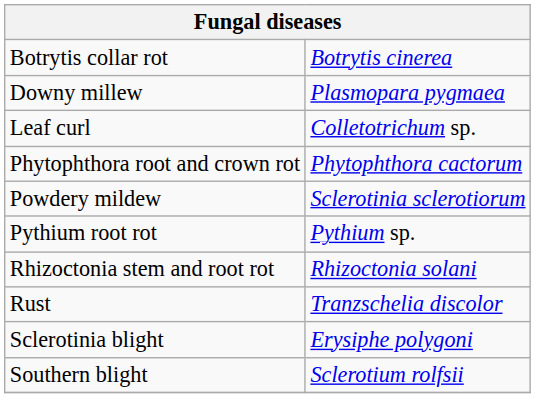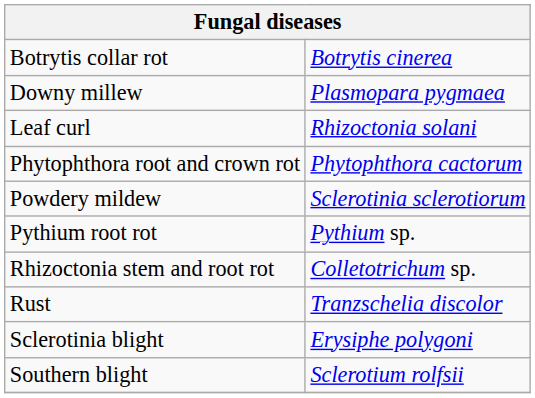(393, 127) Colletotrichum sp. -> (393, 127) Rhizoctonia solani
(393, 269) Rhizoctonia solani -> (393, 269) Colletotrichum sp.
